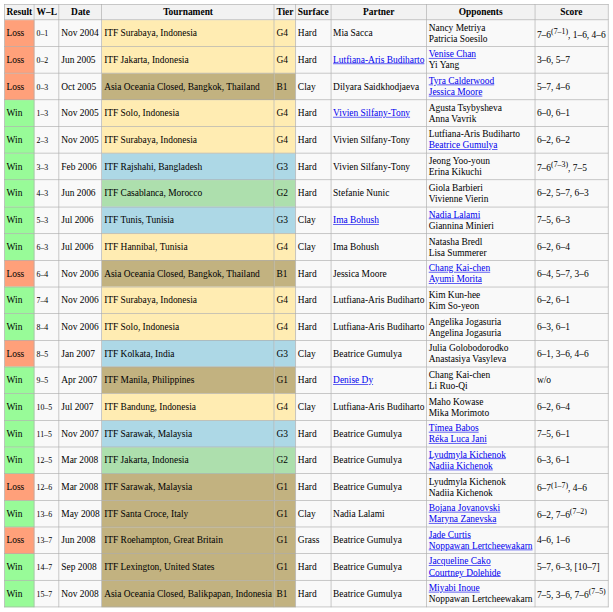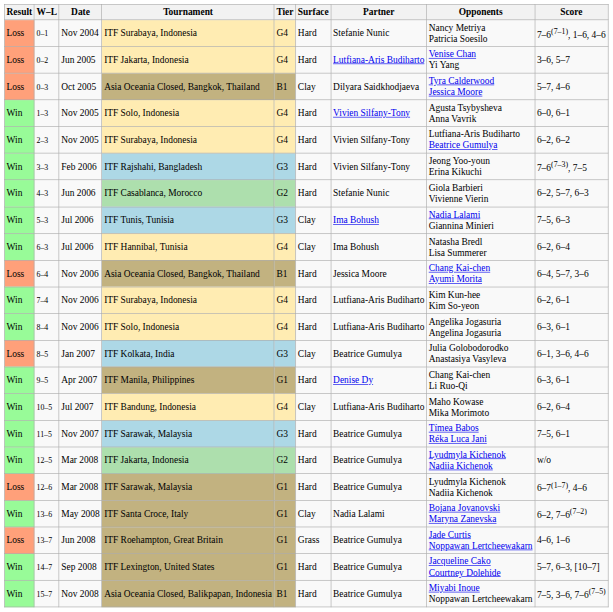(353, 33) Mia Sacca -> (361, 33) Stefanie Nunic
(544, 380) w/o -> (553, 380) 6–3, 6–1
(553, 460) 6–3, 6–1 -> (544, 460) w/o
